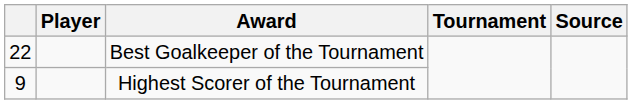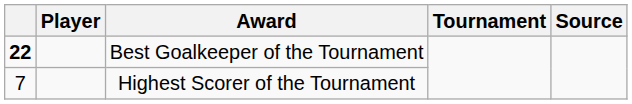(20, 52) normal -> (20, 52) bold
(20, 84) 9 -> (20, 84) 7
